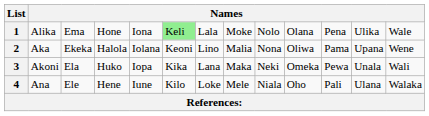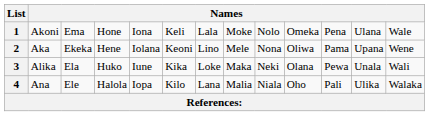(43, 31) Alika -> (45, 31) Akoni
(175, 31) lightgreen background -> (175, 31) no background
(300, 31) Olana -> (303, 31) Omeka
(367, 31) Ulika -> (368, 31) Ulana
(112, 48) Halola -> (109, 48) Hene
(239, 48) Malia -> (237, 48) Mele
(45, 66) Akoni -> (43, 66) Alika
(142, 66) Iopa -> (142, 66) Iune
(209, 66) Lana -> (209, 66) Loke
(303, 66) Omeka -> (300, 66) Olana
(109, 84) Hene -> (112, 84) Halola
(142, 84) Iune -> (142, 84) Iopa
(209, 84) Loke -> (209, 84) Lana
(237, 84) Mele -> (239, 84) Malia
(368, 84) Ulana -> (367, 84) Ulika
